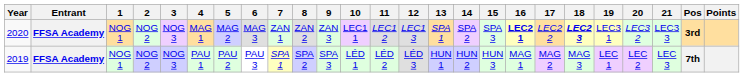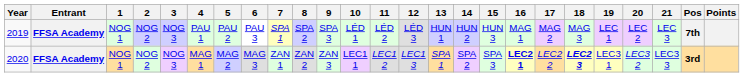rows swapped: (18, 59) <-> (18, 33)
